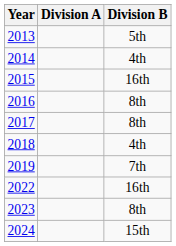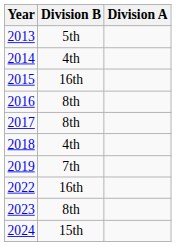columns swapped: (71, 15) <-> (137, 15)
